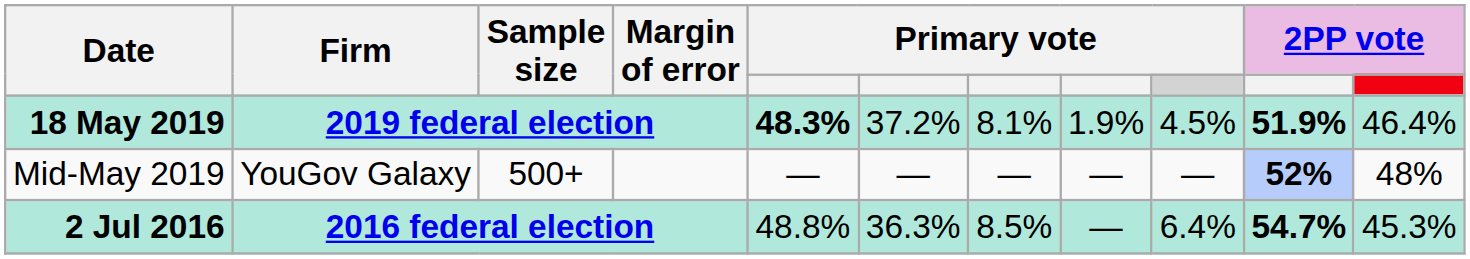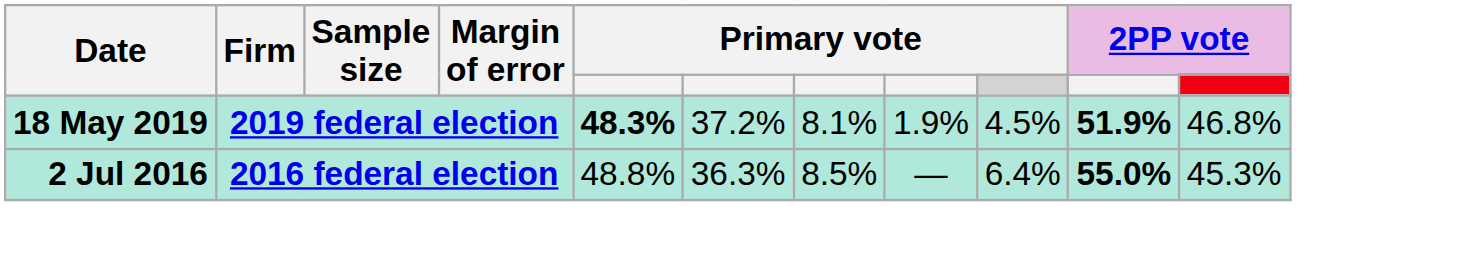(1409, 122) 46.4% -> (1234, 122) 46.8%
- row: (119, 175)
(1299, 227) 54.7% -> (1124, 175) 55.0%
